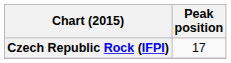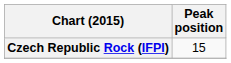(199, 48) 17 -> (199, 48) 15
